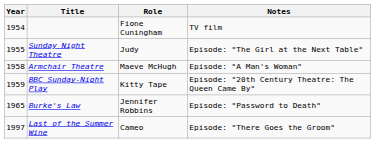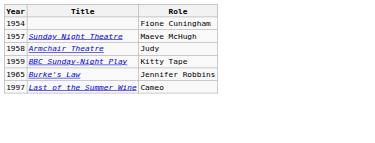- column: (279, 11)
(16, 50) 1955 -> (16, 36) 1957
(129, 50) Judy -> (169, 36) Maeve McHugh
(148, 67) Maeve McHugh -> (150, 49) Judy
